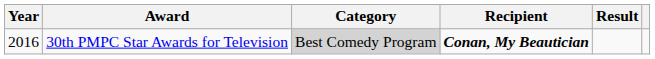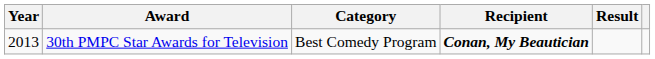(24, 41) 2016 -> (24, 41) 2013
(366, 41) lightgrey background -> (366, 41) no background
